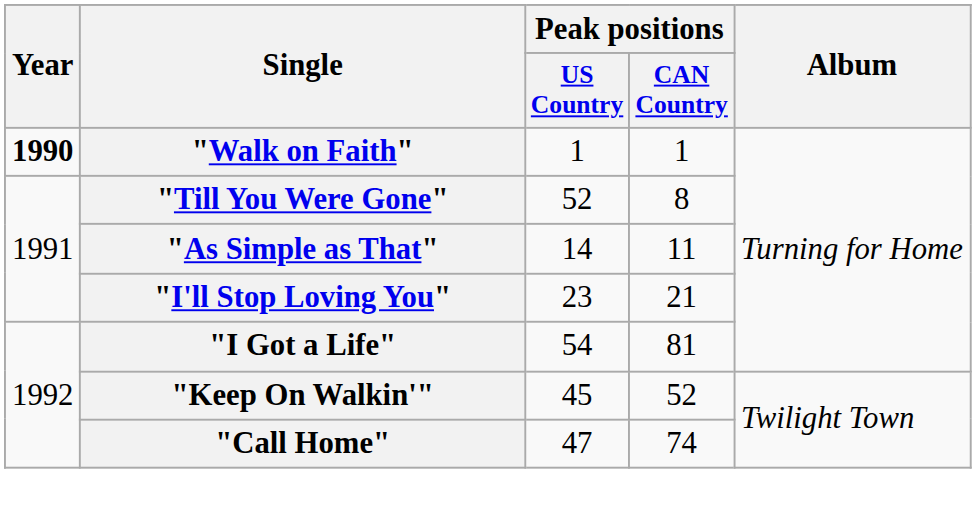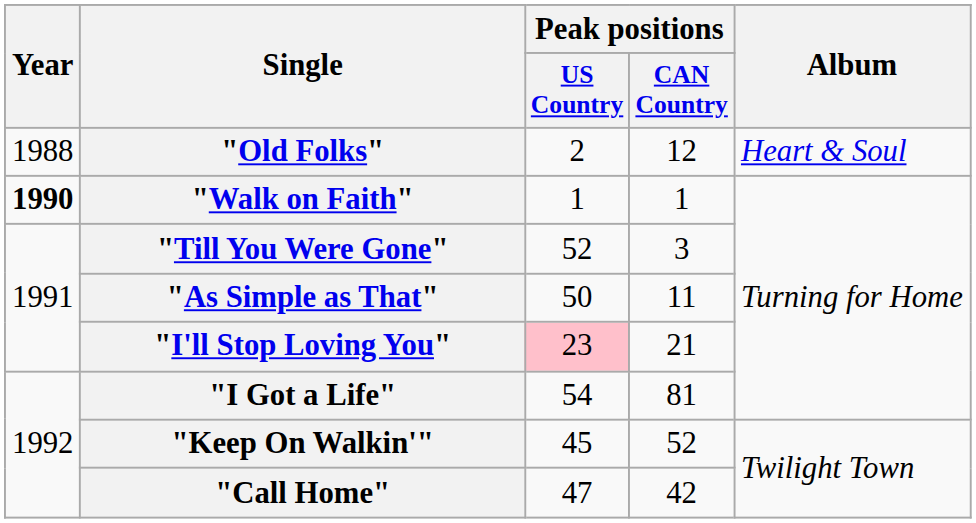+ row: (303, 151)
(682, 199) 8 -> (682, 248) 3
(577, 248) 14 -> (577, 297) 50
(577, 297) no background -> (577, 346) pink background
(682, 443) 74 -> (682, 492) 42
